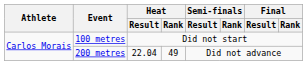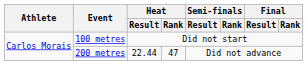(144, 53) 22.04 -> (144, 53) 22.44
(173, 53) 49 -> (173, 53) 47
